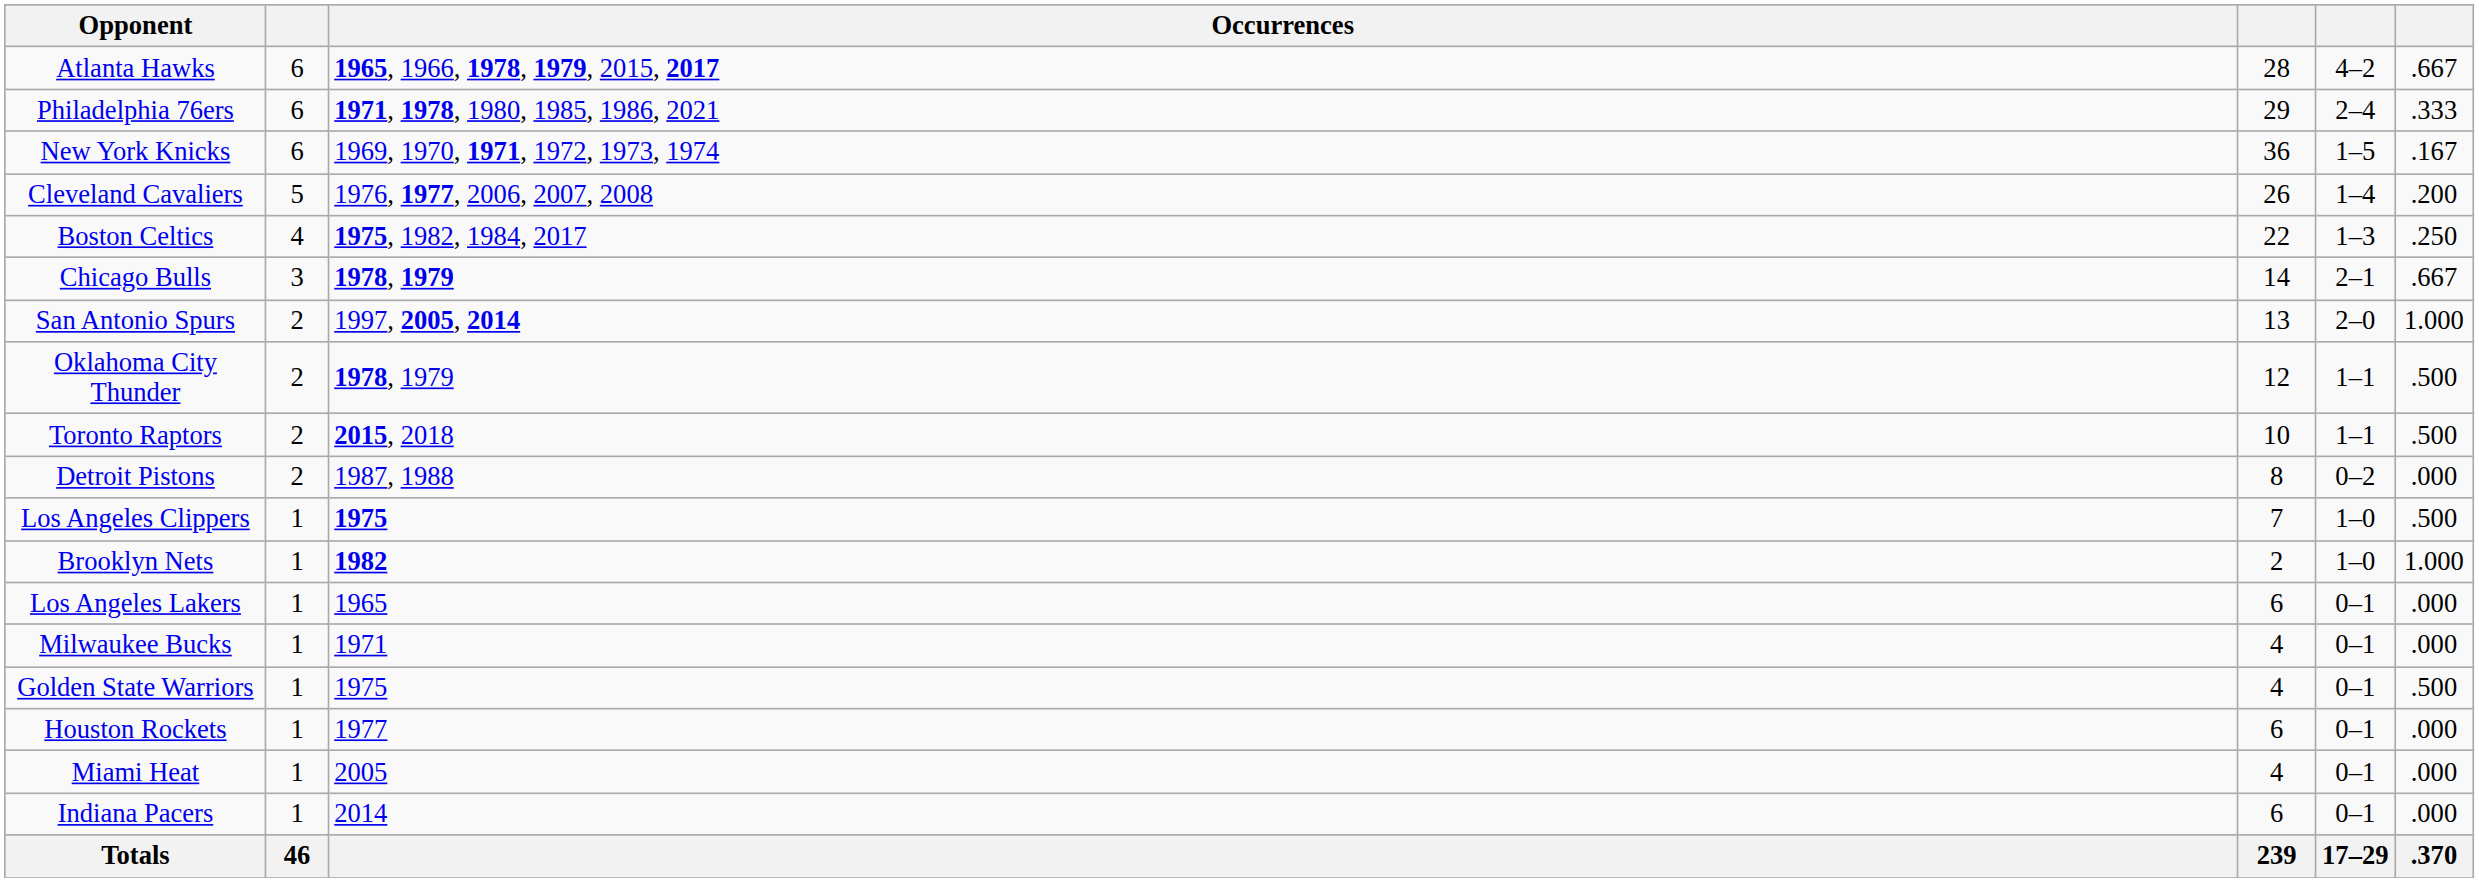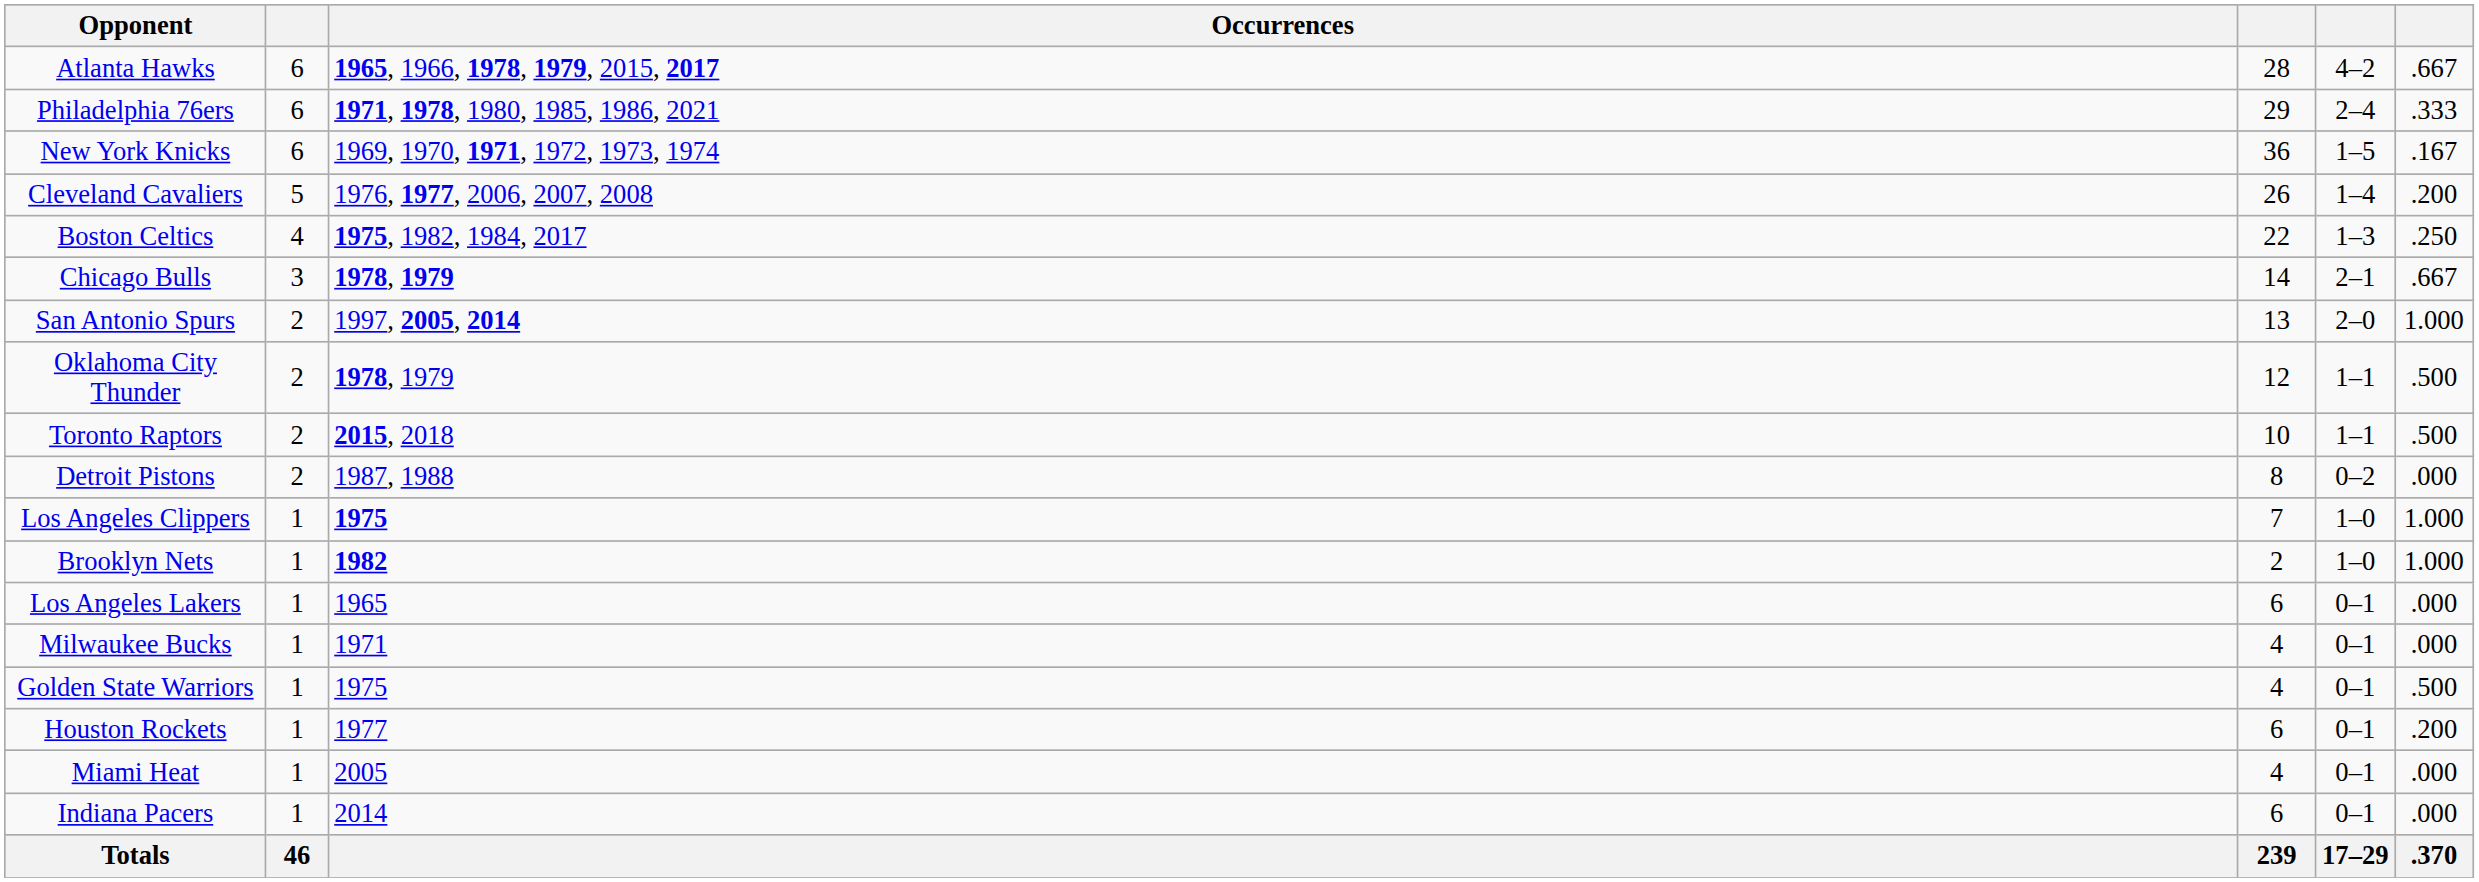(2434, 518) .500 -> (2434, 518) 1.000
(2434, 729) .000 -> (2434, 729) .200
